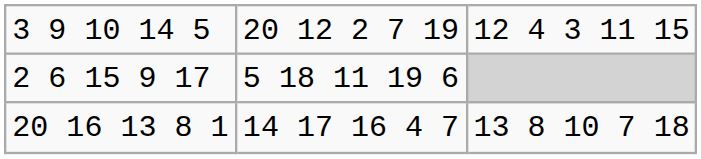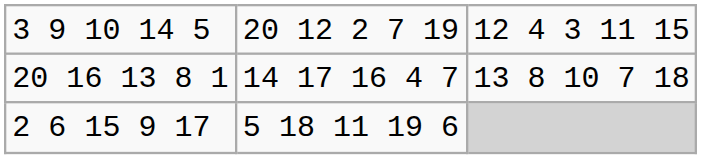rows swapped: (120, 128) <-> (111, 79)
